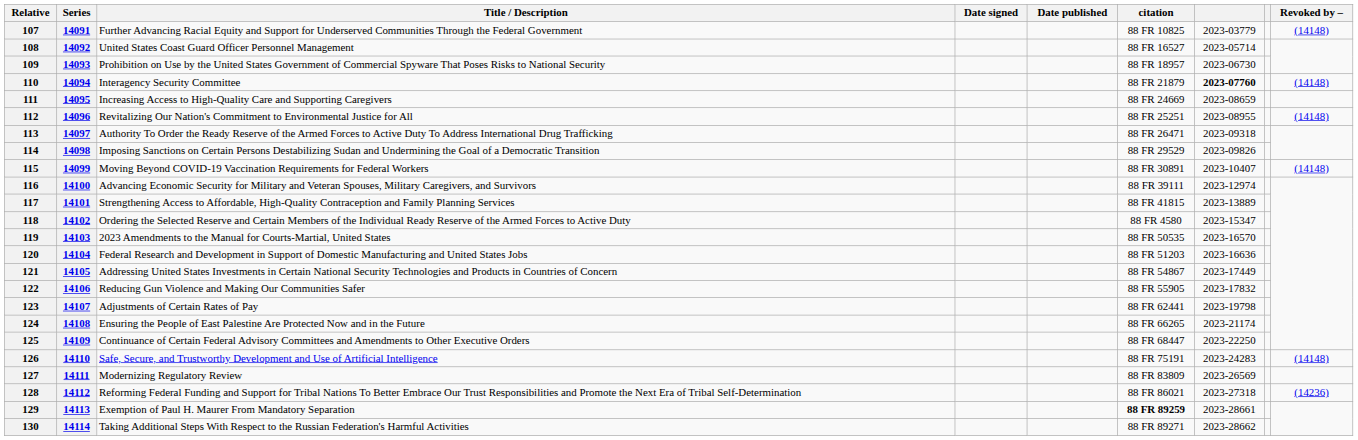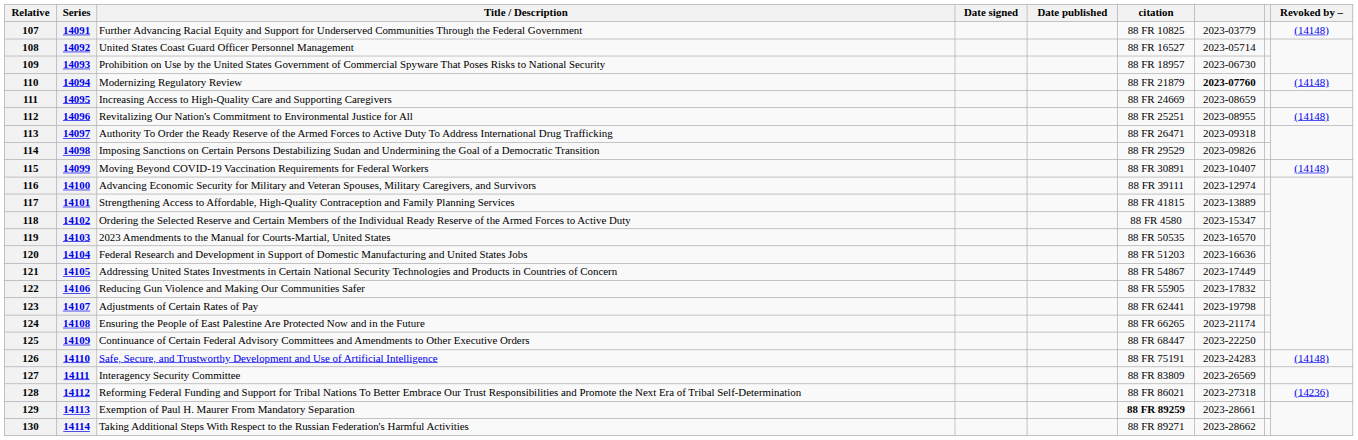(170, 82) Interagency Security Committee -> (171, 82) Modernizing Regulatory Review
(171, 375) Modernizing Regulatory Review -> (170, 375) Interagency Security Committee
